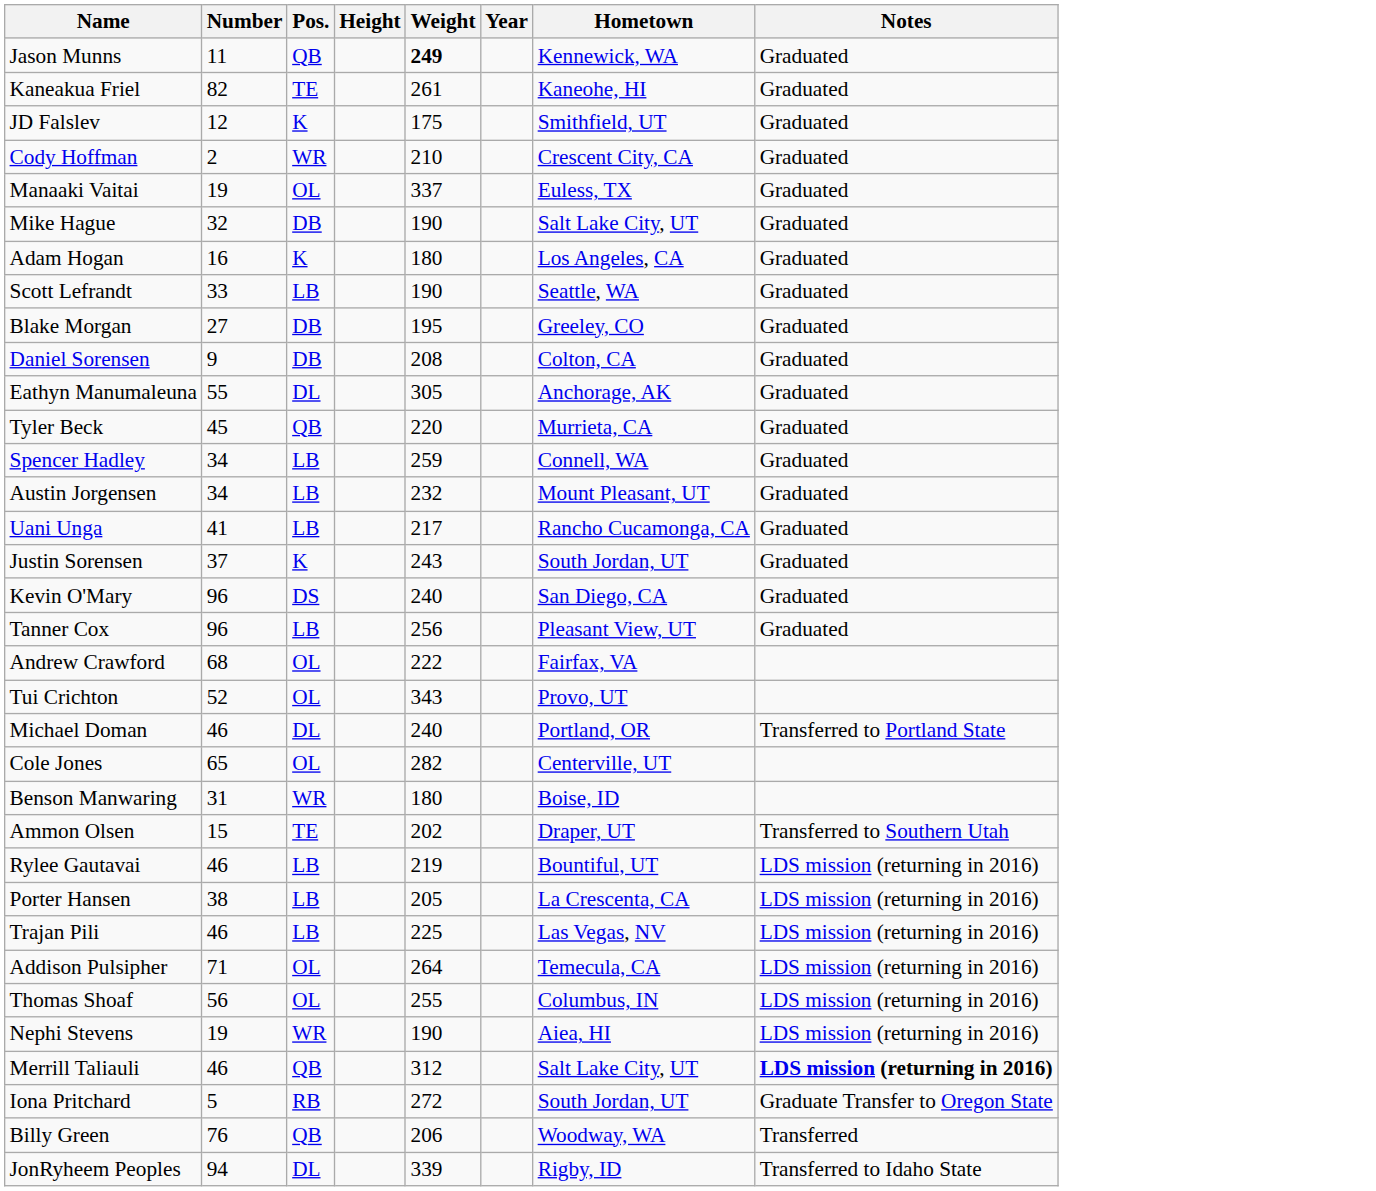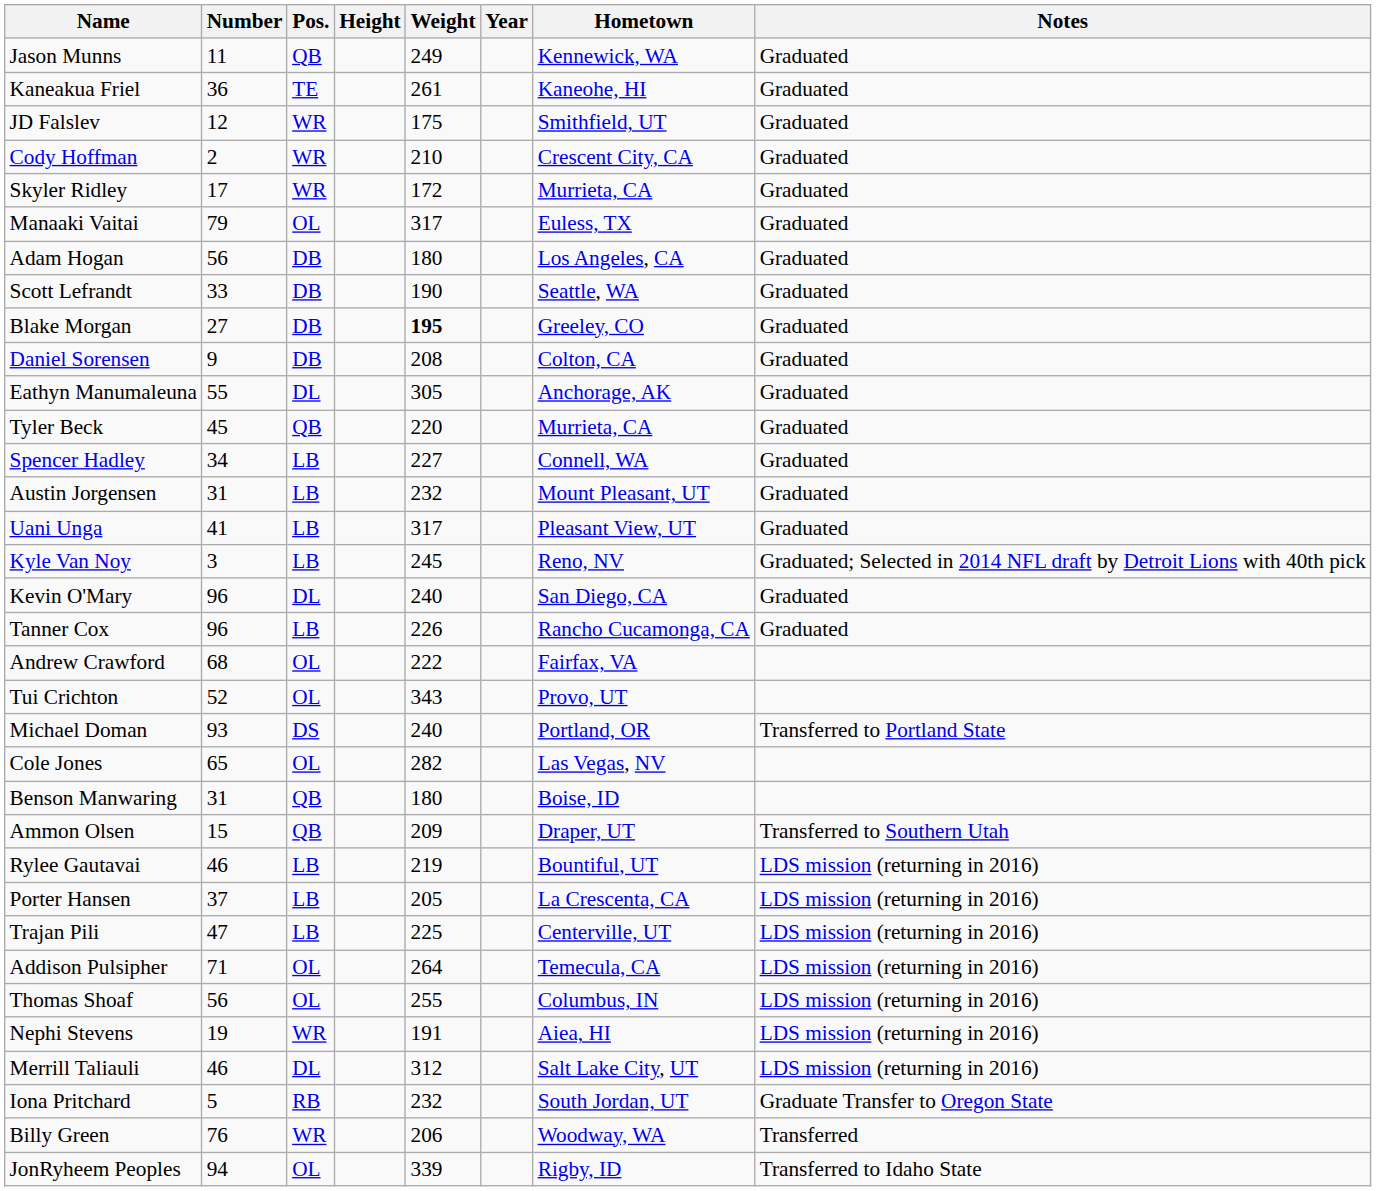(426, 55) bold -> (426, 55) normal
(217, 88) 82 -> (217, 88) 36
(300, 122) K -> (309, 122) WR
+ row: (68, 190)
(217, 190) 19 -> (217, 223) 79
(426, 190) 337 -> (426, 223) 317
- row: (62, 223)
(217, 257) 16 -> (217, 257) 56
(300, 257) K -> (307, 257) DB
(306, 291) LB -> (307, 291) DB
(426, 325) normal -> (426, 325) bold
(426, 460) 259 -> (426, 460) 227
(217, 493) 34 -> (217, 493) 31
(426, 527) 217 -> (426, 527) 317
(644, 527) Rancho Cucamonga, CA -> (617, 527) Pleasant View, UT
+ row: (70, 561)
- row: (76, 561)
(306, 595) DS -> (306, 595) DL
(426, 628) 256 -> (426, 628) 226
(617, 628) Pleasant View, UT -> (644, 628) Rancho Cucamonga, CA
(217, 730) 46 -> (217, 730) 93
(306, 730) DL -> (306, 730) DS
(604, 763) Centerville, UT -> (602, 763) Las Vegas, NV
(309, 797) WR -> (307, 797) QB
(305, 831) TE -> (307, 831) QB
(426, 831) 202 -> (426, 831) 209
(217, 898) 38 -> (217, 898) 37
(217, 932) 46 -> (217, 932) 47
(602, 932) Las Vegas, NV -> (604, 932) Centerville, UT
(426, 1033) 190 -> (426, 1033) 191
(307, 1067) QB -> (306, 1067) DL
(906, 1067) bold -> (899, 1067) normal
(426, 1101) 272 -> (426, 1101) 232
(307, 1135) QB -> (309, 1135) WR
(306, 1168) DL -> (306, 1168) OL
